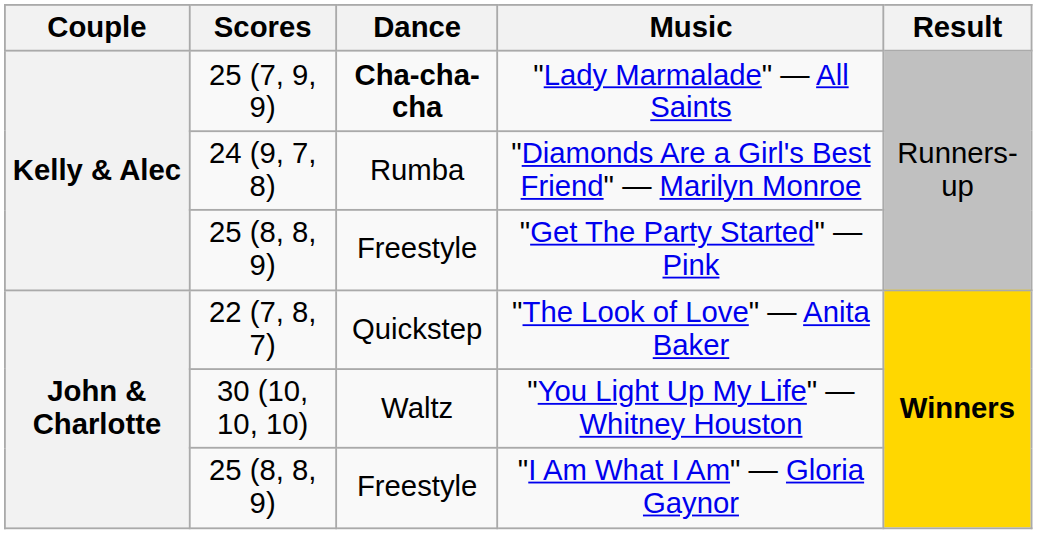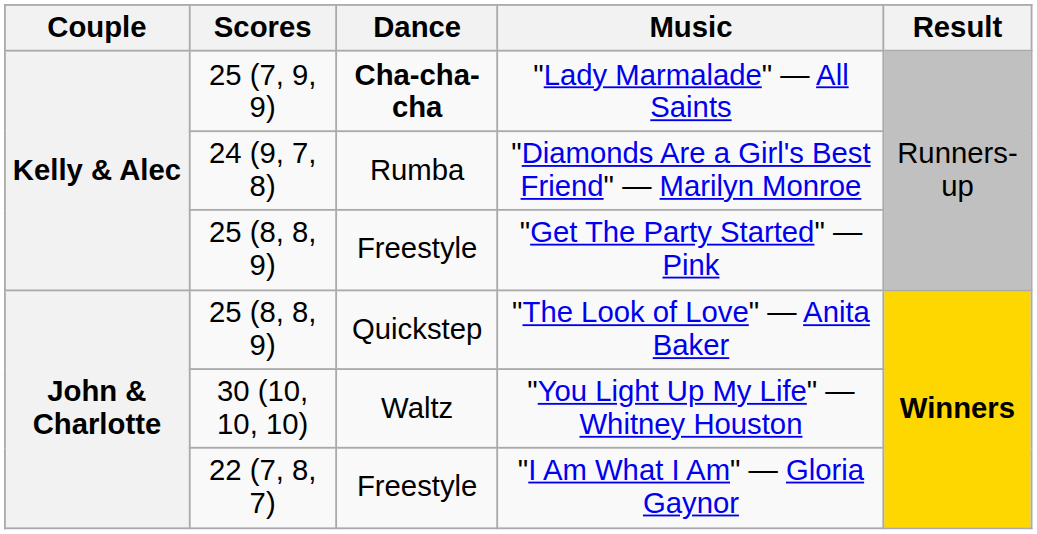(263, 328) 22 (7, 8, 7) -> (263, 328) 25 (8, 8, 9)
(263, 487) 25 (8, 8, 9) -> (263, 487) 22 (7, 8, 7)
